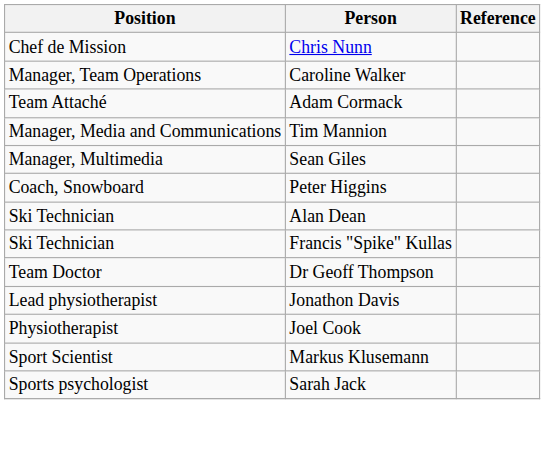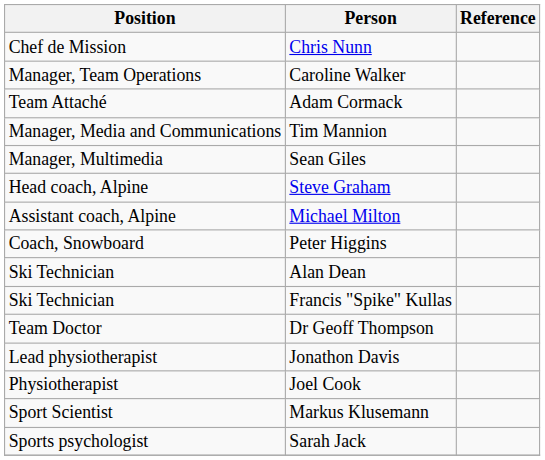+ row: (340, 187)
+ row: (345, 215)
